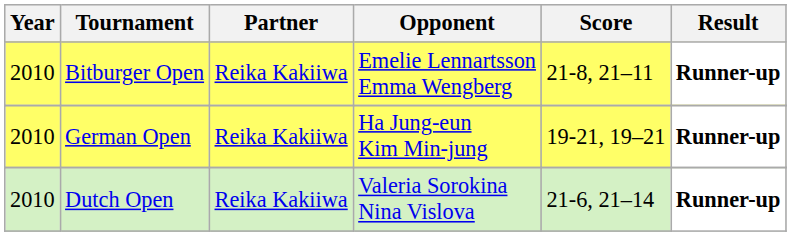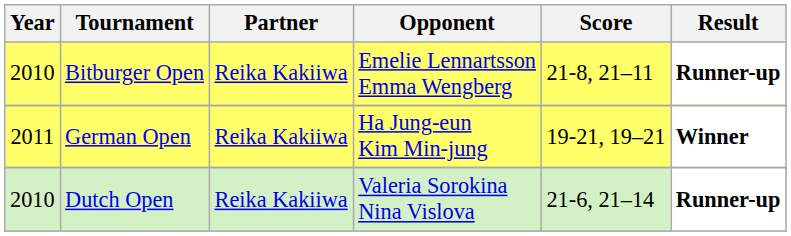(32, 136) 2010 -> (32, 136) 2011
(728, 136) Runner-up -> (712, 136) Winner
